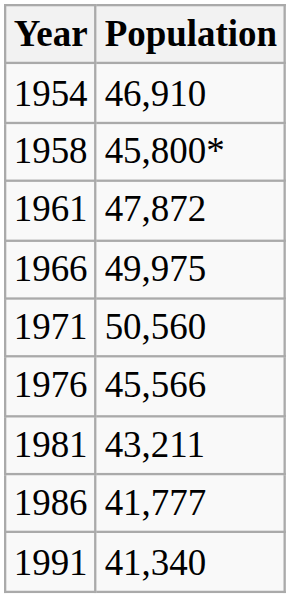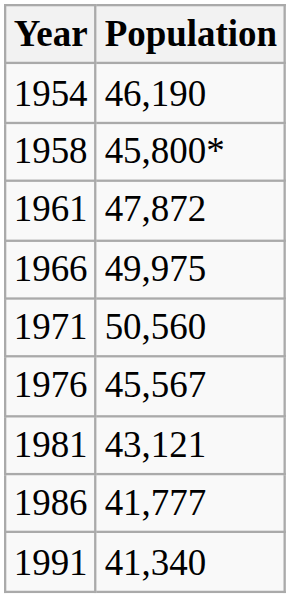(155, 92) 46,910 -> (155, 92) 46,190
(155, 385) 45,566 -> (155, 385) 45,567
(155, 444) 43,211 -> (155, 444) 43,121
